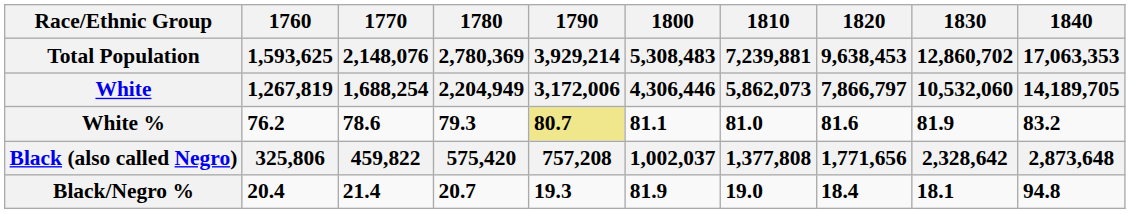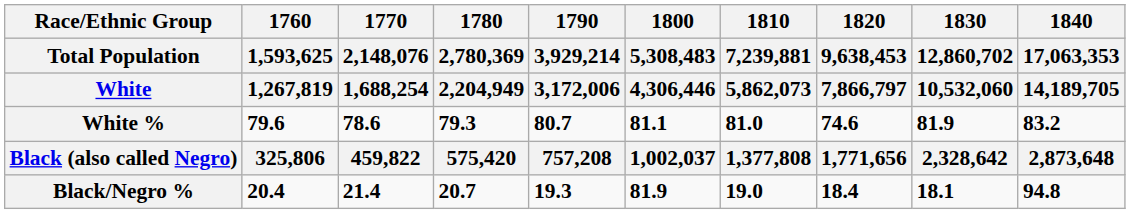(266, 123) 76.2 -> (266, 123) 79.6
(553, 123) khaki background -> (553, 123) no background
(840, 123) 81.6 -> (840, 123) 74.6
